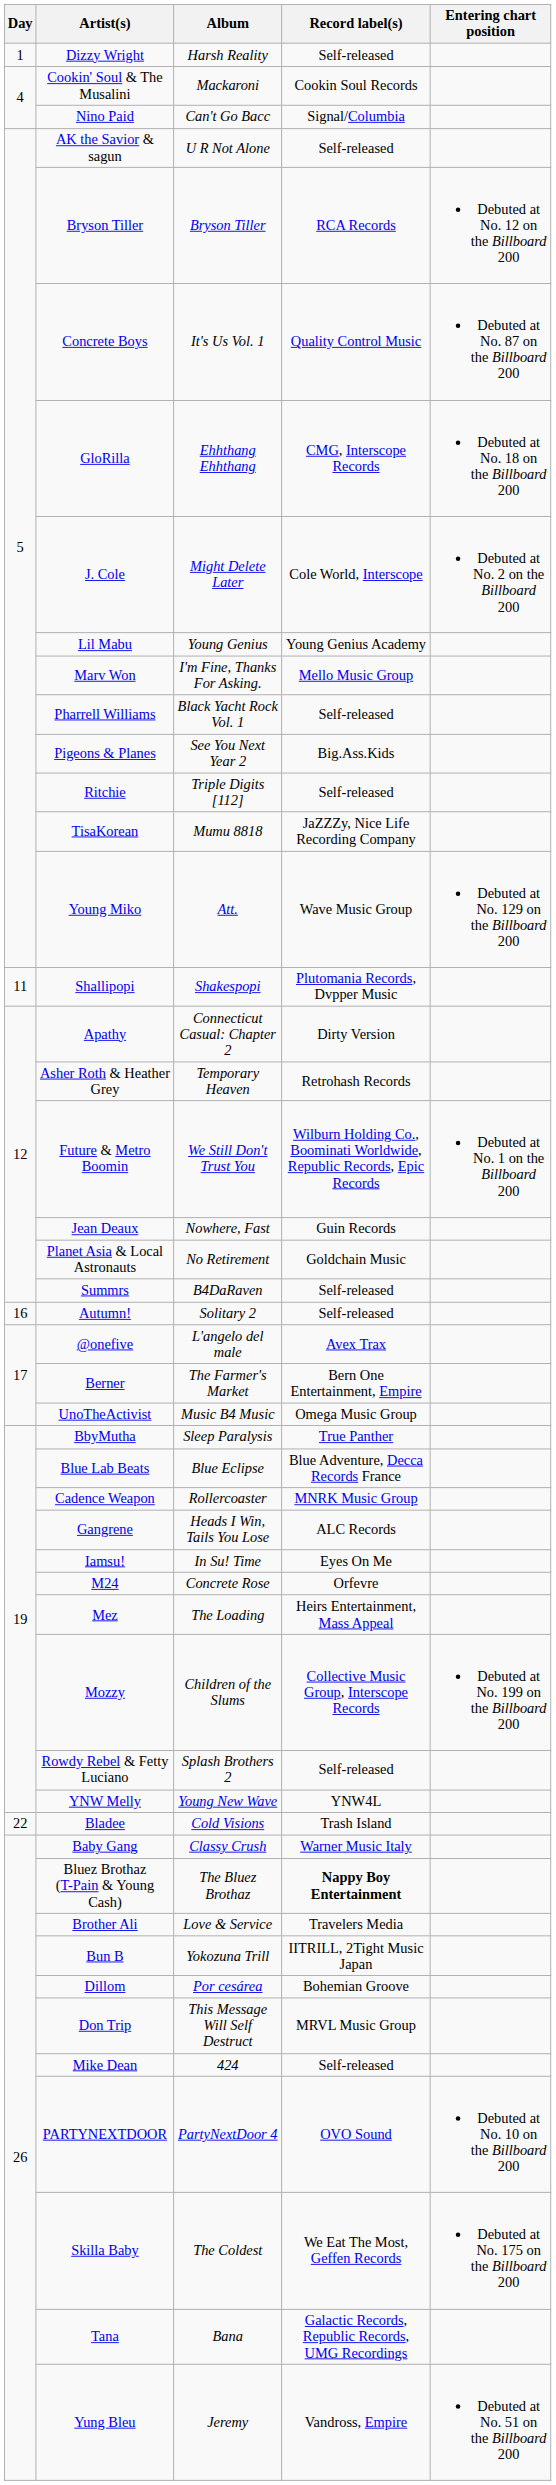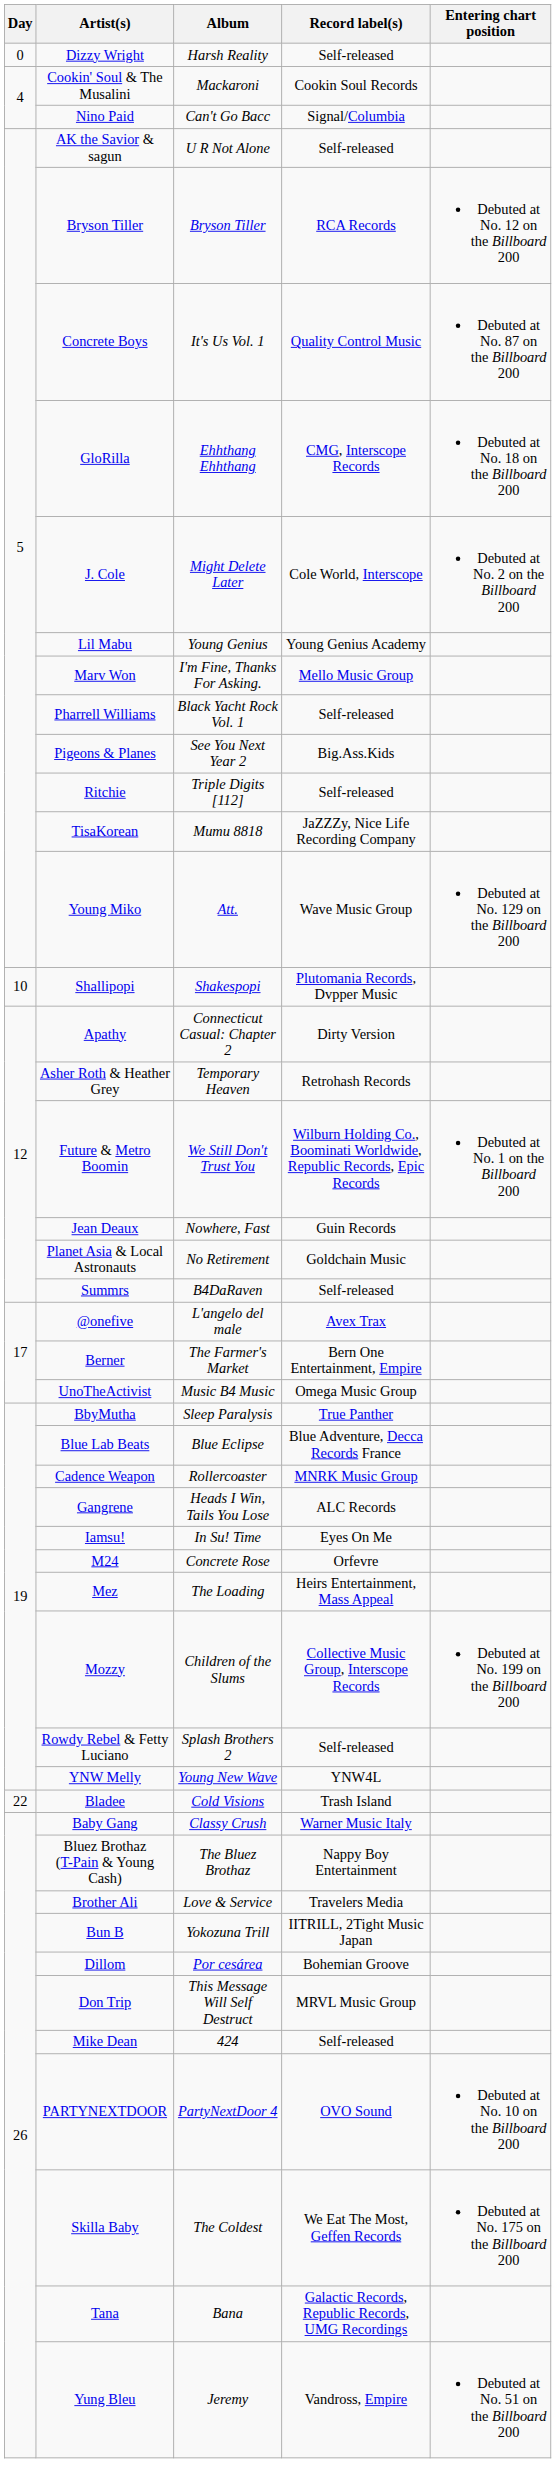(20, 54) 1 -> (20, 54) 0
(20, 987) 11 -> (20, 987) 10
- row: (105, 1313)
(356, 1885) bold -> (356, 1862) normal
